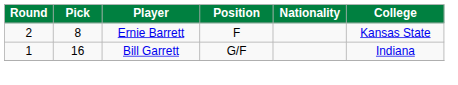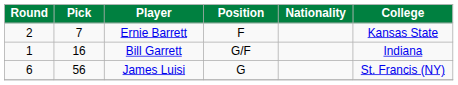(78, 32) 8 -> (79, 32) 7
+ row: (154, 70)
